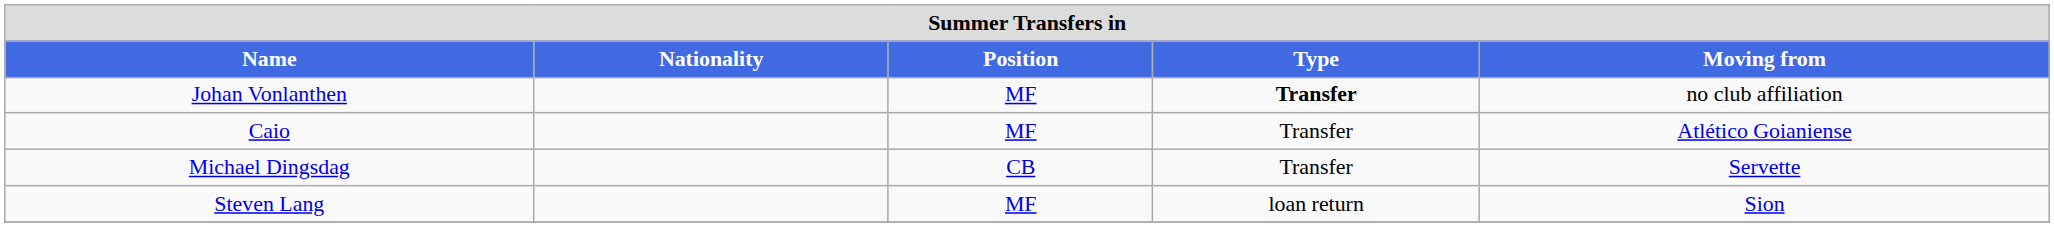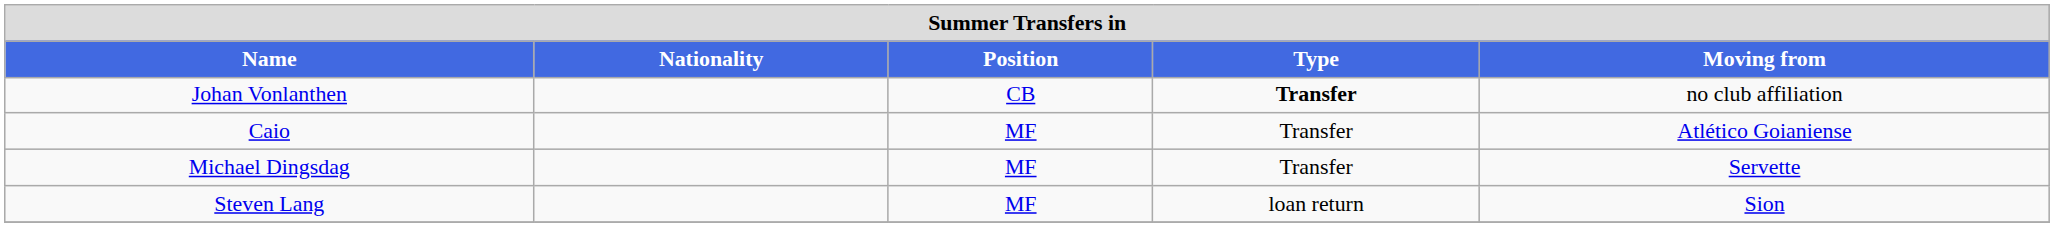(1021, 95) MF -> (1021, 95) CB
(1021, 167) CB -> (1021, 167) MF
